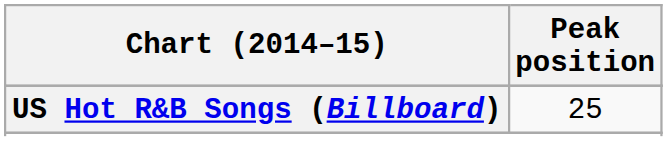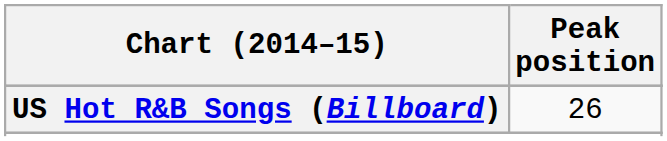(585, 110) 25 -> (585, 110) 26
